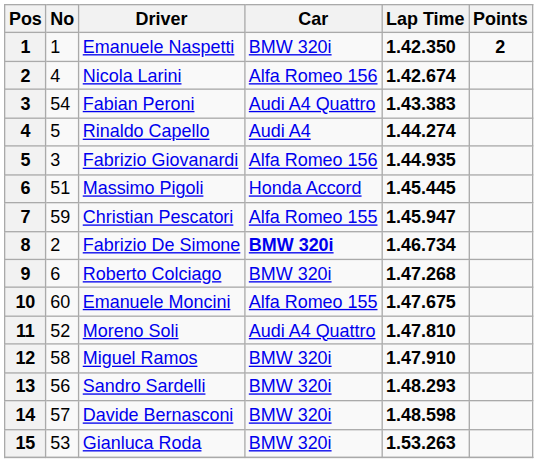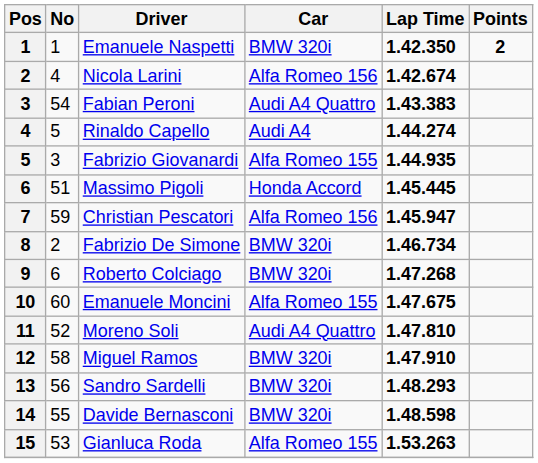(313, 160) Alfa Romeo 156 -> (313, 160) Alfa Romeo 155
(313, 216) Alfa Romeo 155 -> (313, 216) Alfa Romeo 156
(291, 245) bold -> (290, 245) normal
(60, 415) 57 -> (60, 415) 55
(290, 443) BMW 320i -> (313, 443) Alfa Romeo 155
